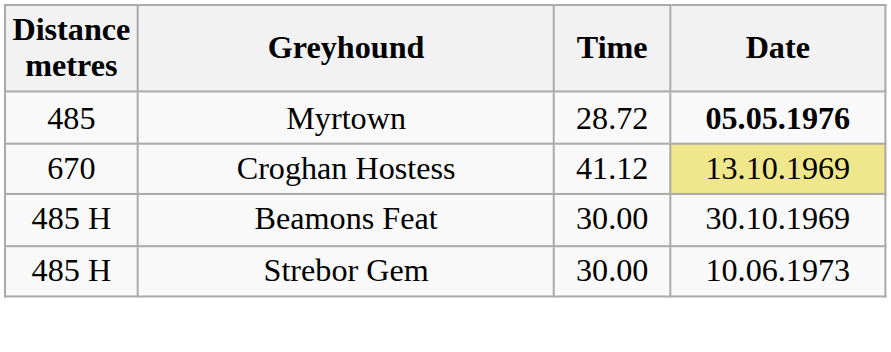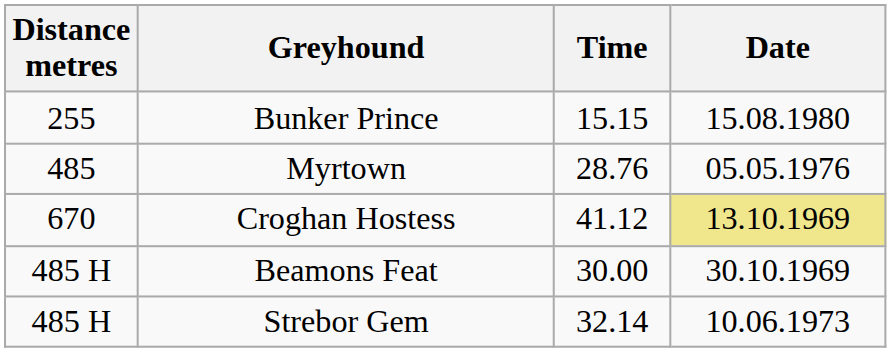+ row: (346, 117)
(612, 117) 28.72 -> (612, 168) 28.76
(778, 117) bold -> (778, 168) normal
(612, 270) 30.00 -> (612, 321) 32.14
